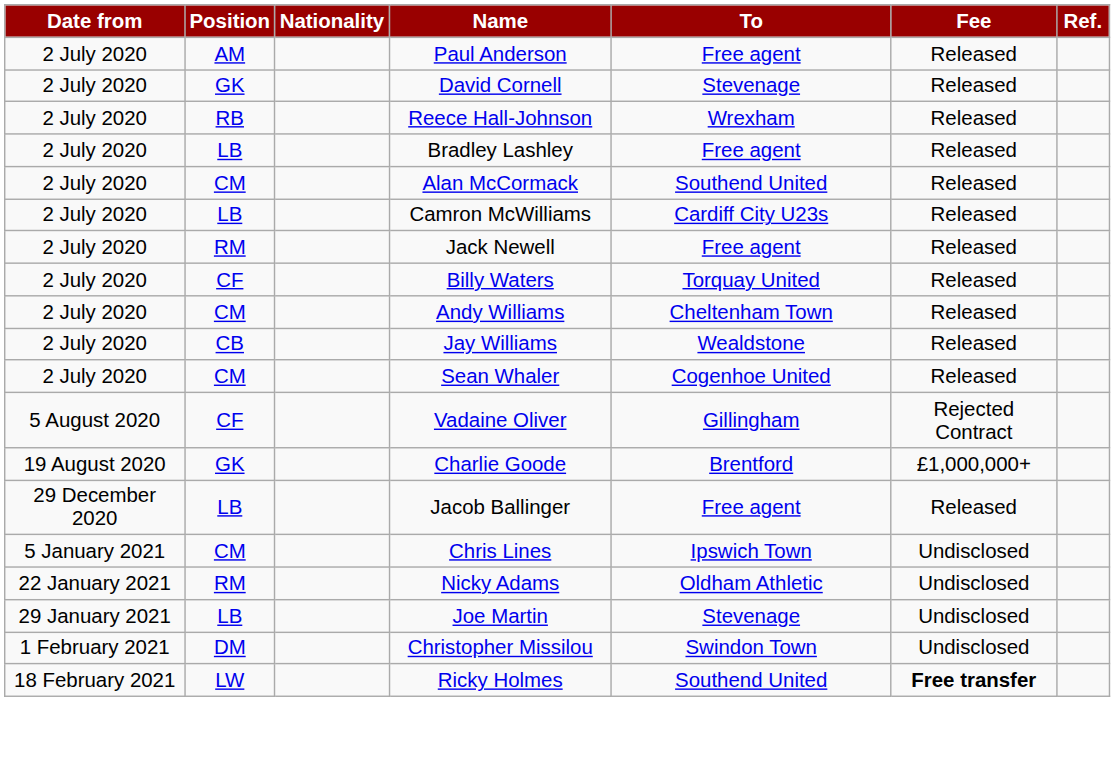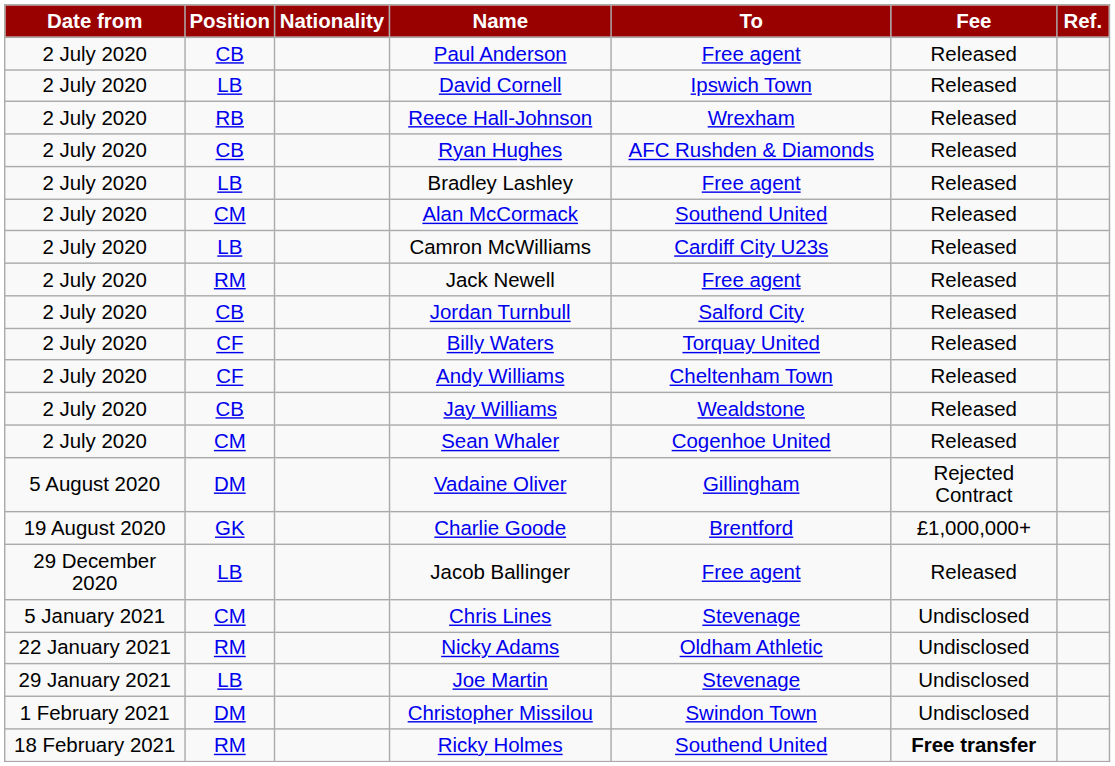(230, 54) AM -> (230, 54) CB
(230, 86) GK -> (230, 86) LB
(751, 86) Stevenage -> (751, 86) Ipswich Town
+ row: (500, 150)
+ row: (500, 312)
(230, 312) CM -> (230, 377) CF
(230, 420) CF -> (230, 485) DM
(751, 551) Ipswich Town -> (751, 616) Stevenage
(230, 680) LW -> (230, 745) RM
